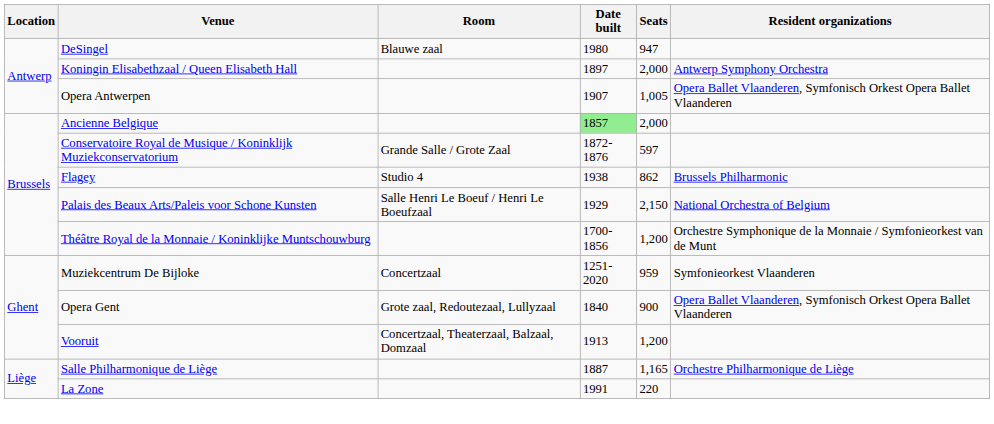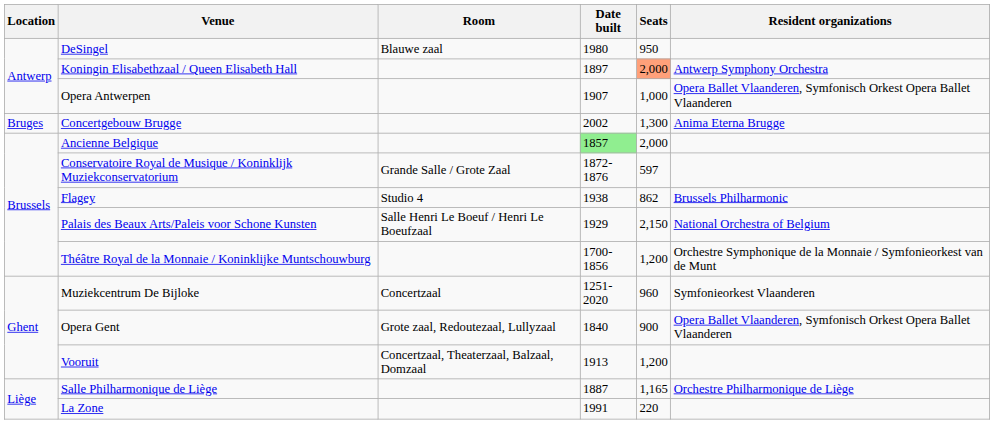(649, 48) 947 -> (649, 48) 950
(654, 68) no background -> (654, 68) lightsalmon background
(654, 95) 1,005 -> (654, 95) 1,000
+ row: (121, 123)
(649, 273) 959 -> (649, 293) 960
